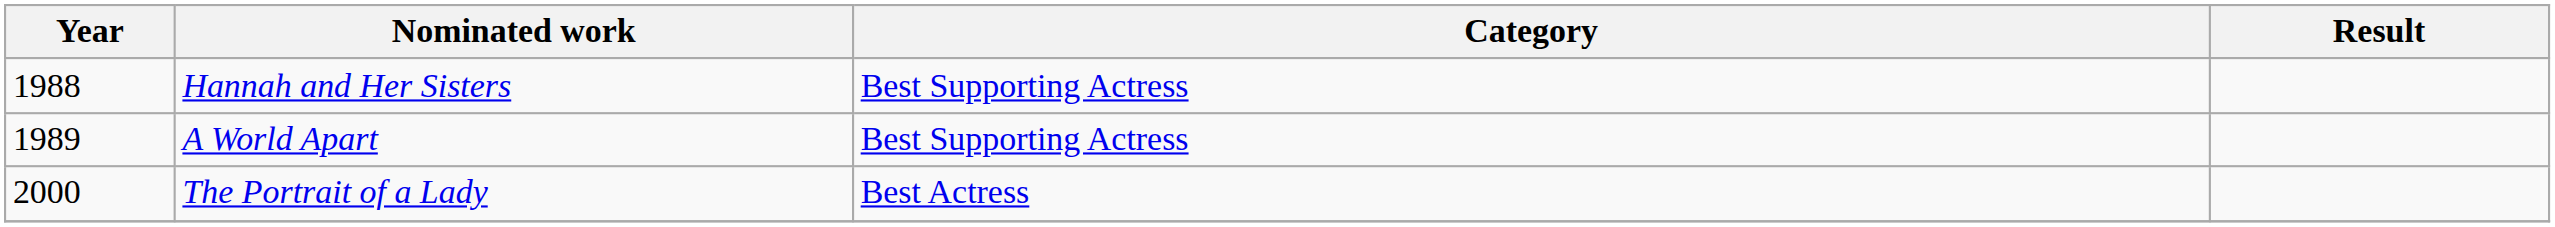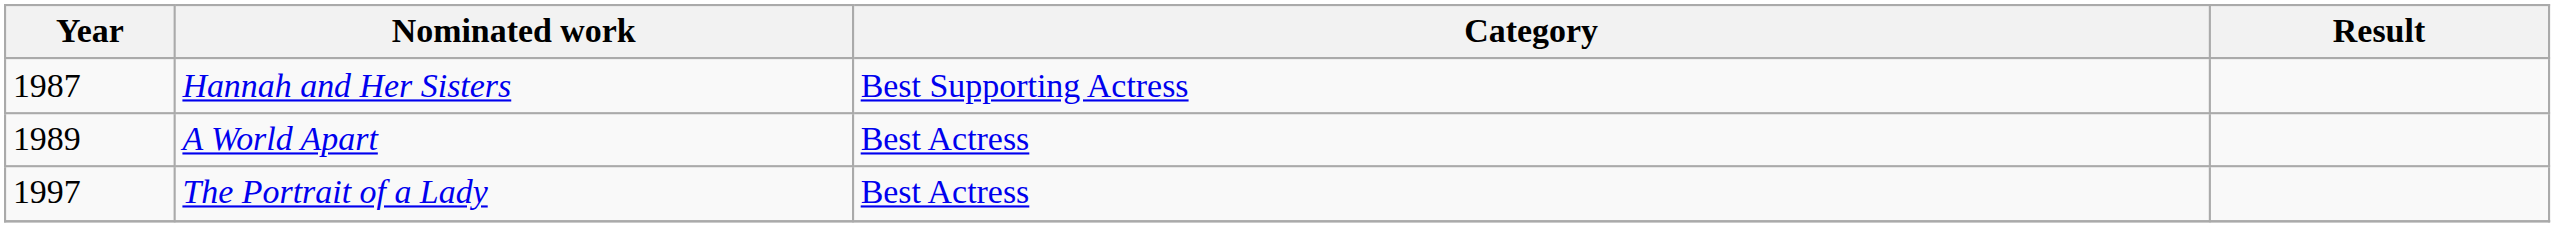(47, 85) 1988 -> (47, 85) 1987
(1025, 138) Best Supporting Actress -> (945, 138) Best Actress
(47, 192) 2000 -> (47, 192) 1997
